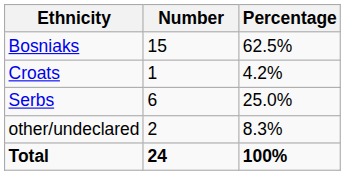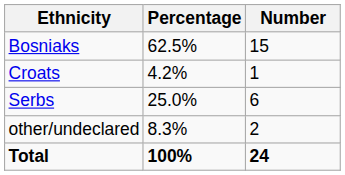columns swapped: (191, 18) <-> (290, 18)
